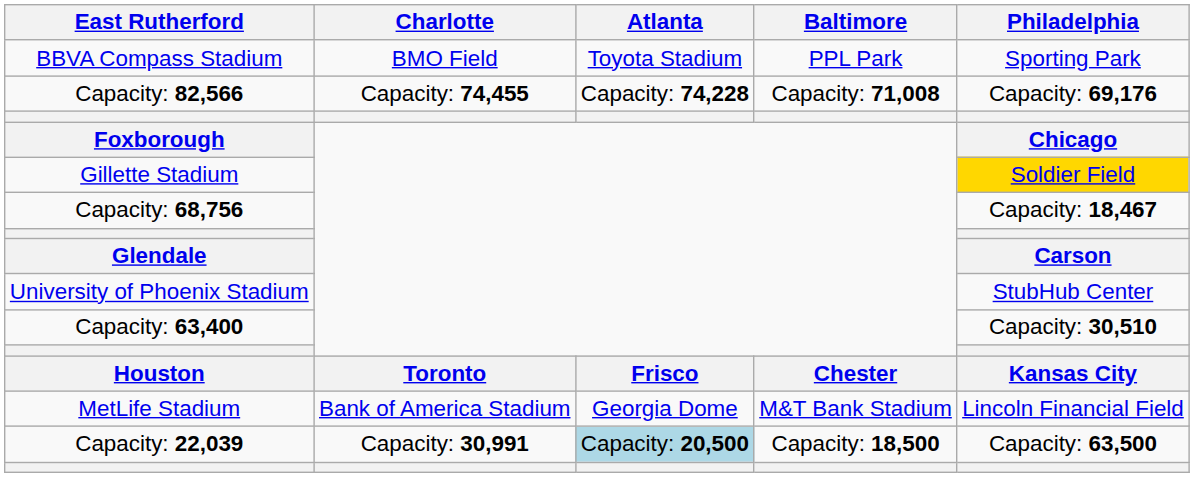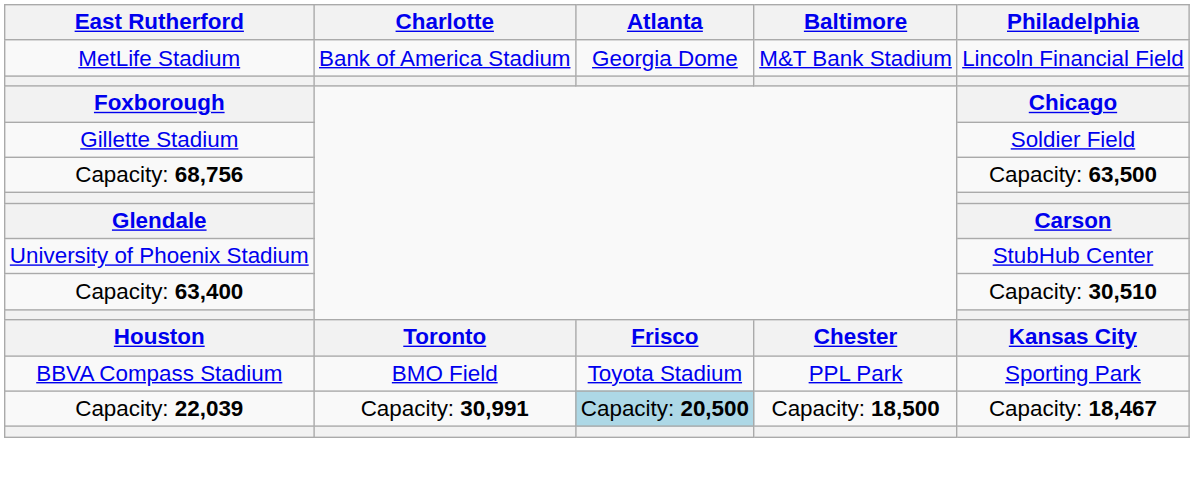rows swapped: (159, 408) <-> (159, 57)
- row: (159, 93)
(1073, 174) gold background -> (1073, 139) no background
(1073, 210) Capacity: 18,467 -> (1073, 174) Capacity: 63,500
(1073, 444) Capacity: 63,500 -> (1073, 408) Capacity: 18,467
